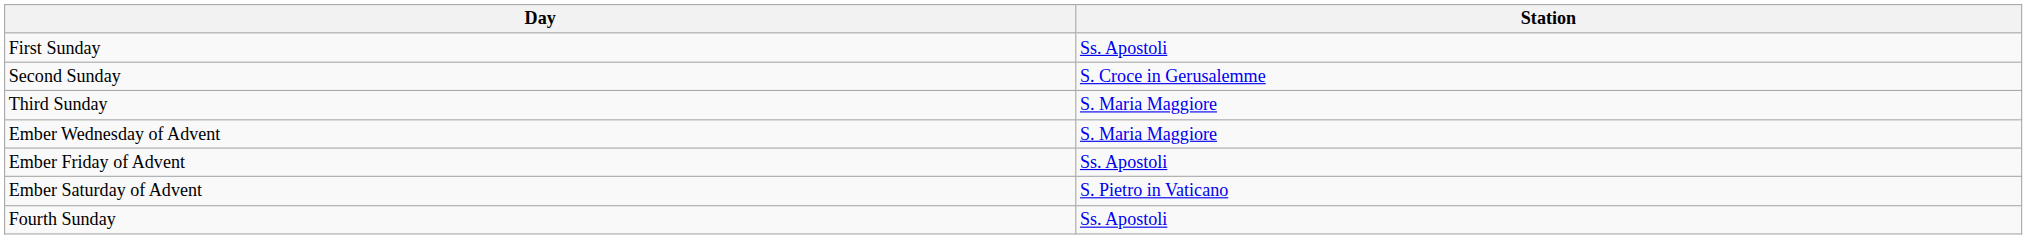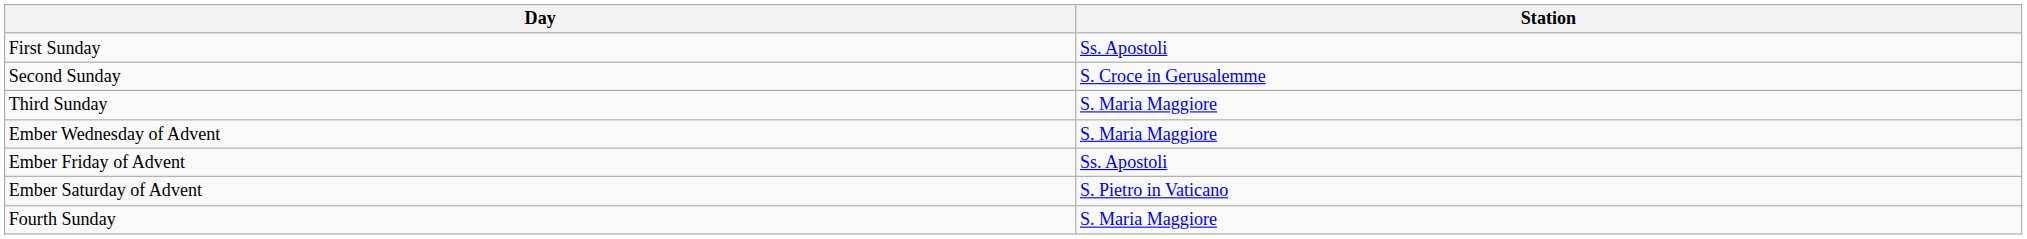(1124, 219) Ss. Apostoli -> (1148, 219) S. Maria Maggiore
